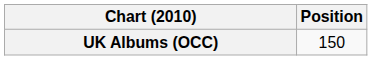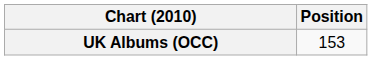(332, 42) 150 -> (332, 42) 153
